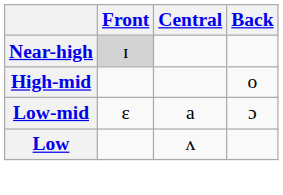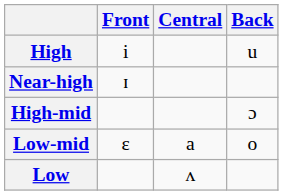+ row: (51, 50)
(126, 50) lightgrey background -> (126, 81) no background
(252, 81) o -> (252, 112) ɔ
(252, 112) ɔ -> (252, 143) o
